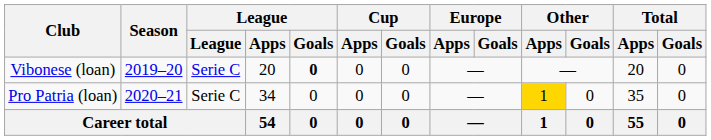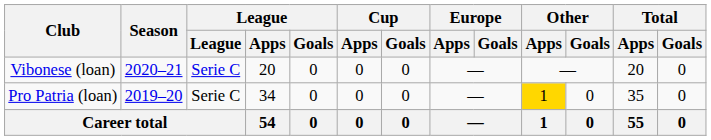(154, 69) 2019–20 -> (154, 69) 2020–21
(313, 69) bold -> (313, 69) normal
(154, 95) 2020–21 -> (154, 95) 2019–20
